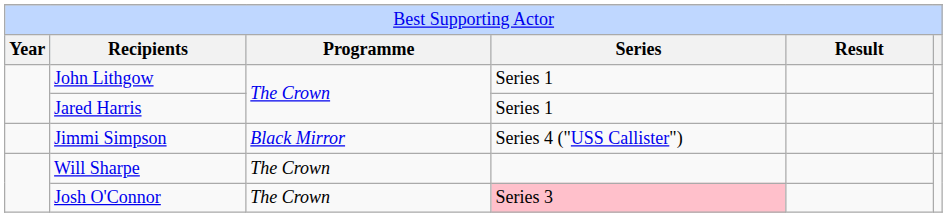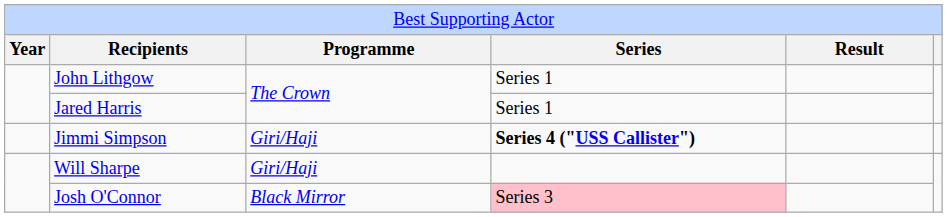(298, 138) Black Mirror -> (284, 138) Giri/Haji
(589, 138) normal -> (595, 138) bold
(290, 168) The Crown -> (284, 168) Giri/Haji
(290, 197) The Crown -> (298, 197) Black Mirror
